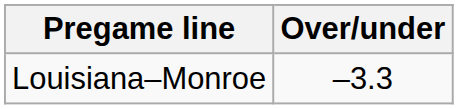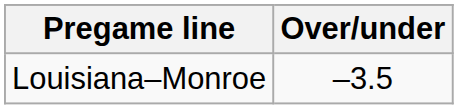(363, 77) –3.3 -> (363, 77) –3.5
